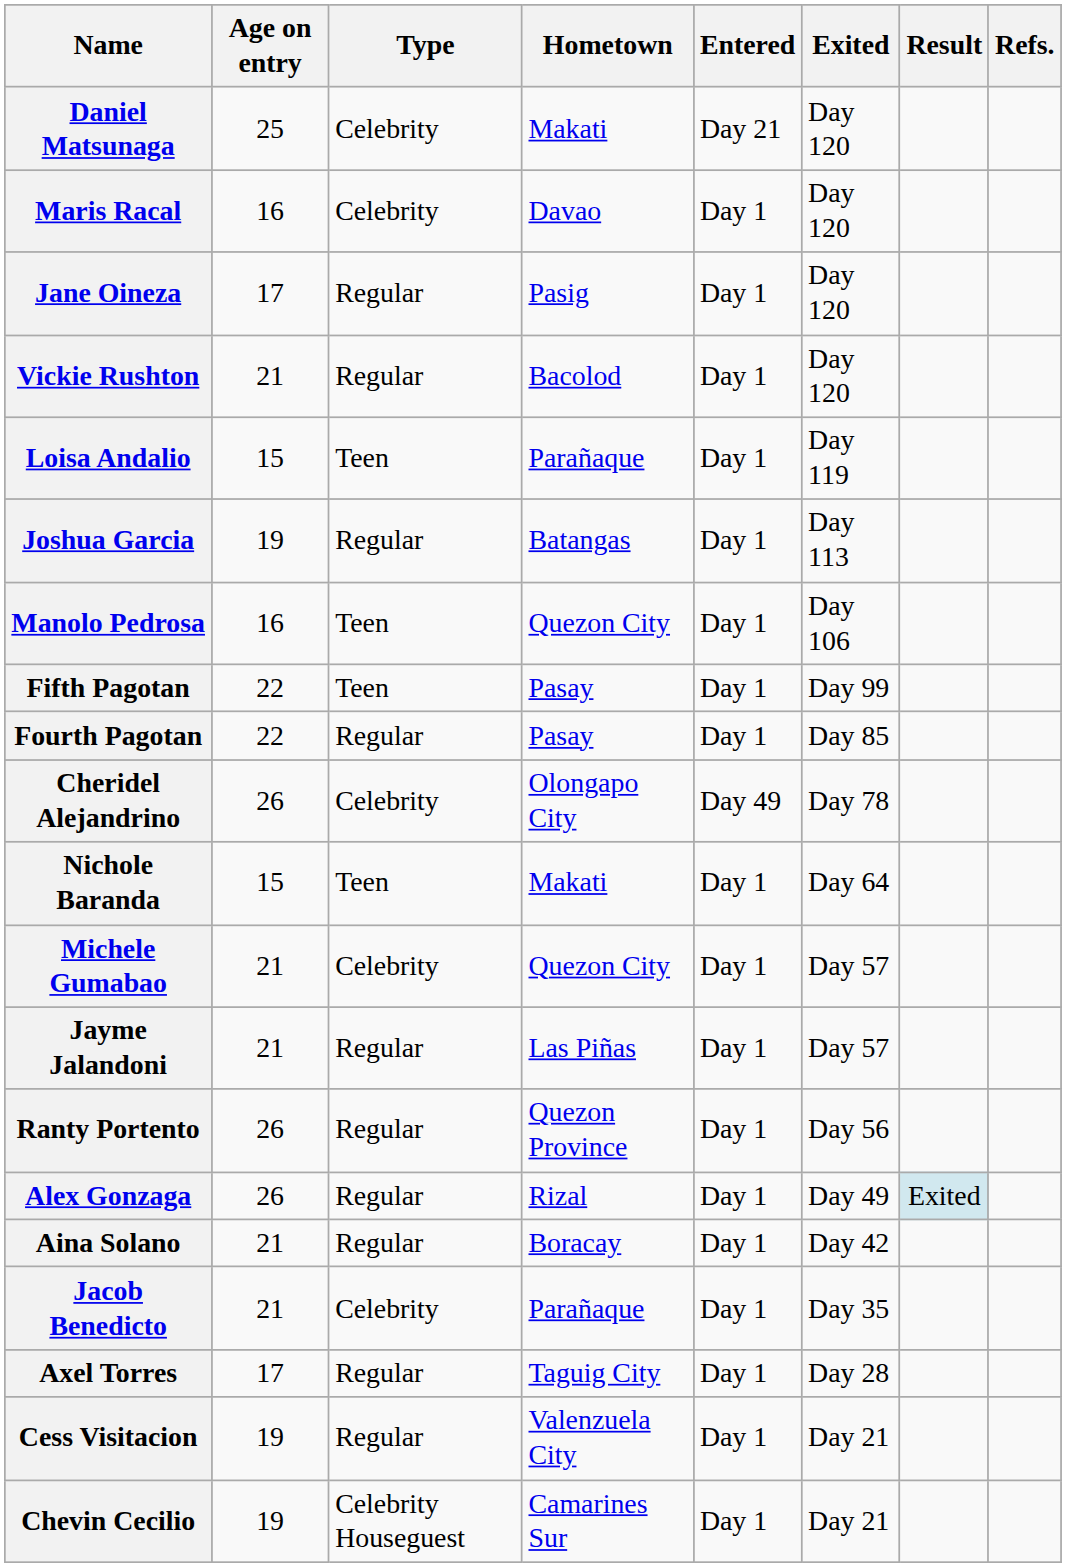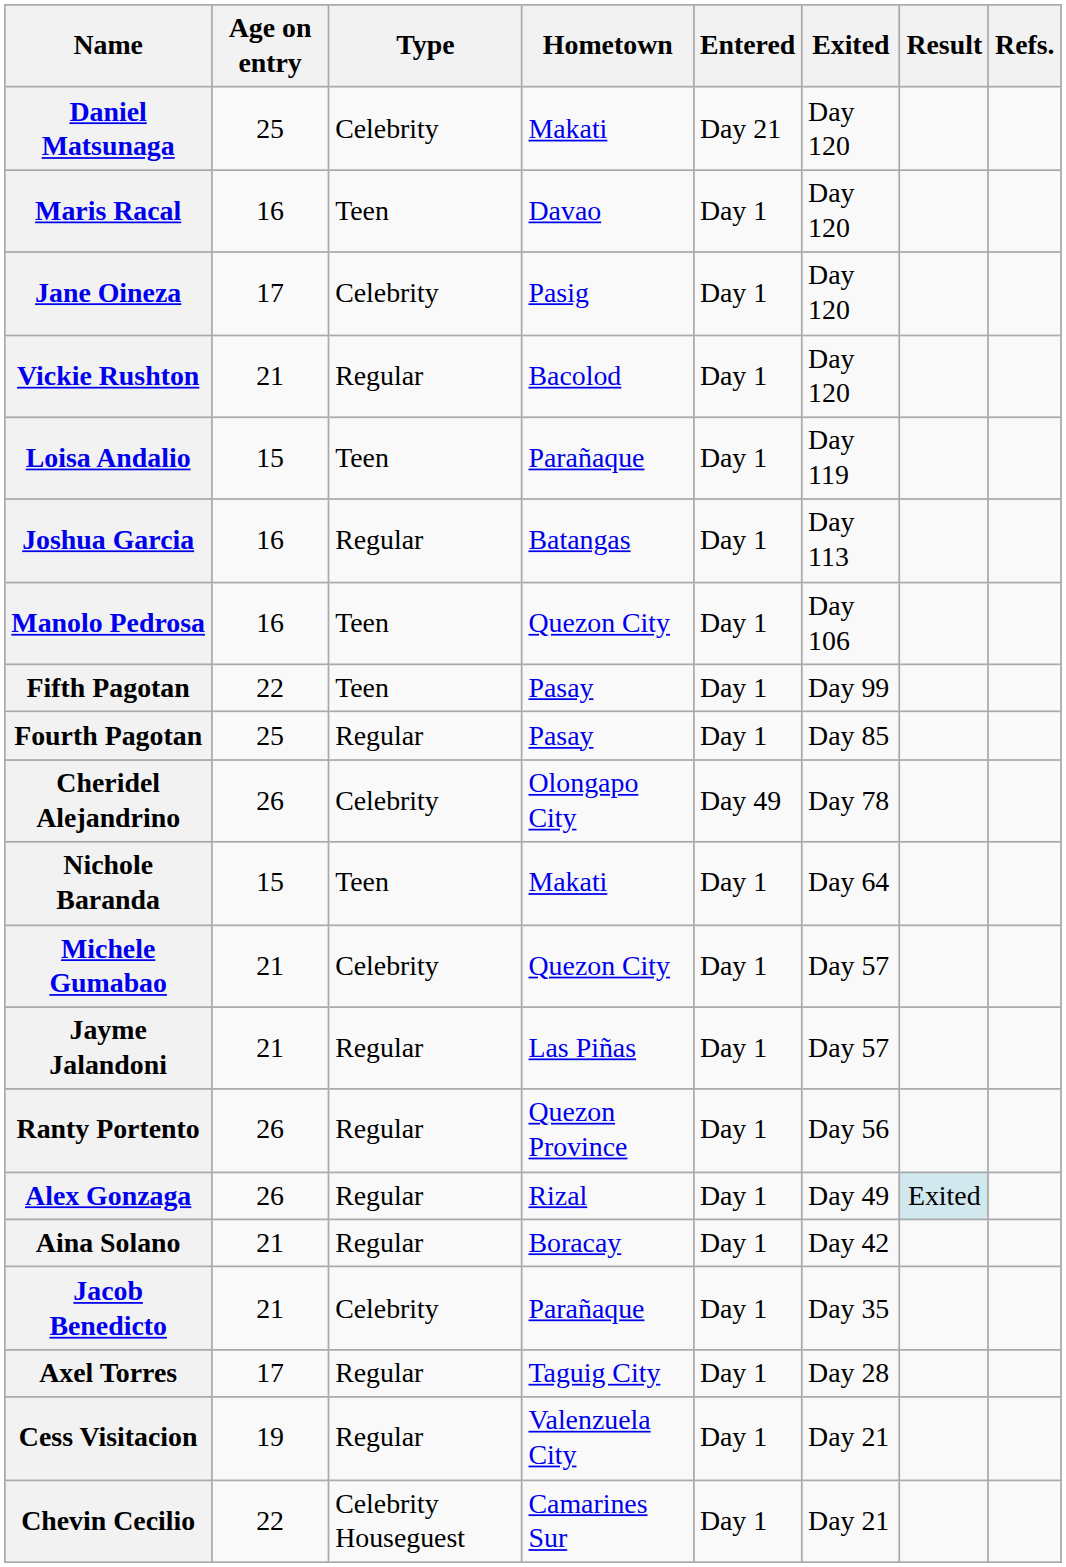(387, 210) Celebrity -> (362, 210) Teen
(379, 293) Regular -> (387, 293) Celebrity
(270, 540) 19 -> (270, 540) 16
(270, 735) 22 -> (270, 735) 25
(270, 1520) 19 -> (270, 1520) 22
